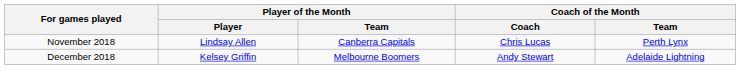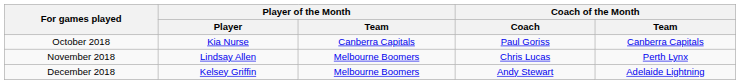+ row: (81, 42)
(377, 42) Canberra Capitals -> (377, 57) Melbourne Boomers
